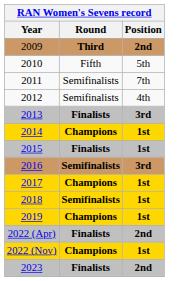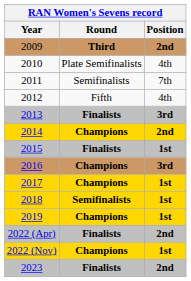(91, 64) Fifth -> (102, 64) Plate Semifinalists
(143, 64) 5th -> (165, 64) 4th
(91, 98) Semifinalists -> (102, 98) Fifth
(143, 132) 1st -> (165, 132) 2nd
(91, 166) Semifinalists -> (102, 166) Champions
